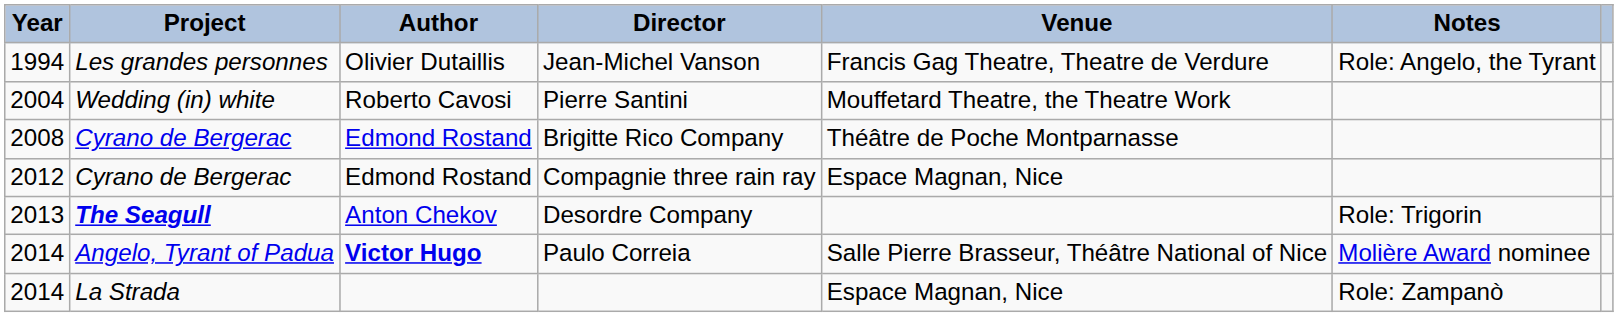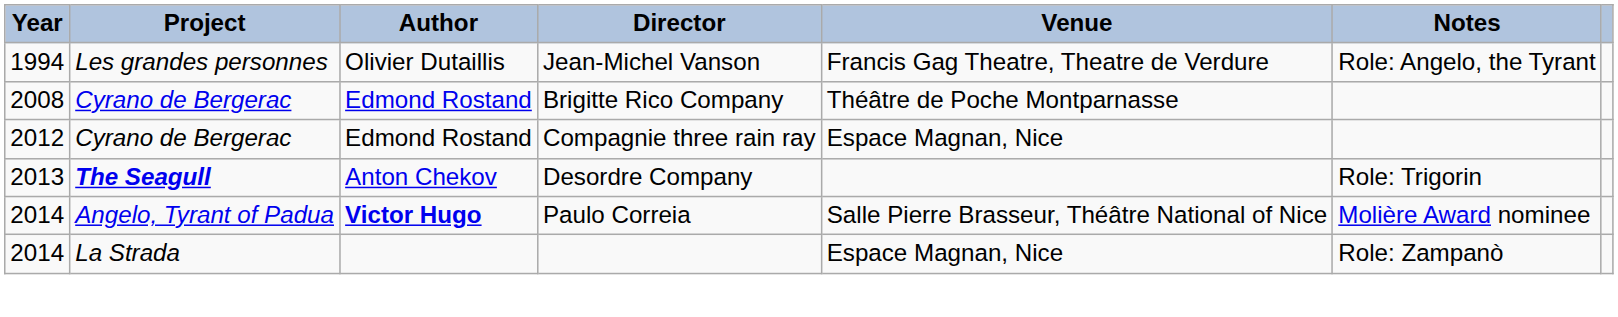- row: (615, 100)
